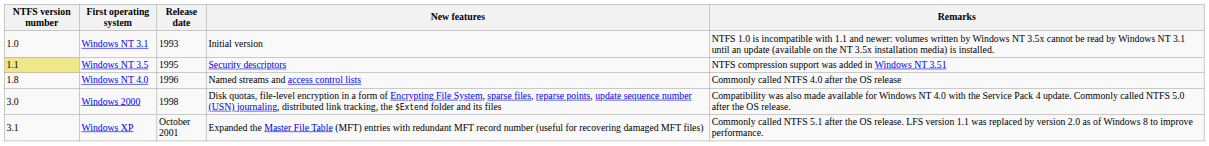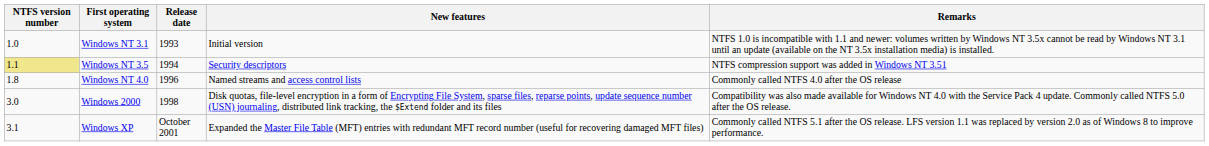(169, 65) 1995 -> (169, 65) 1994
